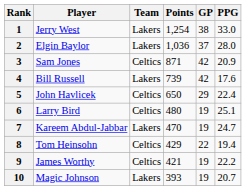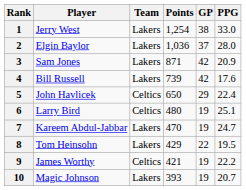(147, 62) Celtics -> (146, 62) Lakers
(147, 144) Celtics -> (146, 144) Lakers
(227, 144) 19.4 -> (227, 144) 19.5
